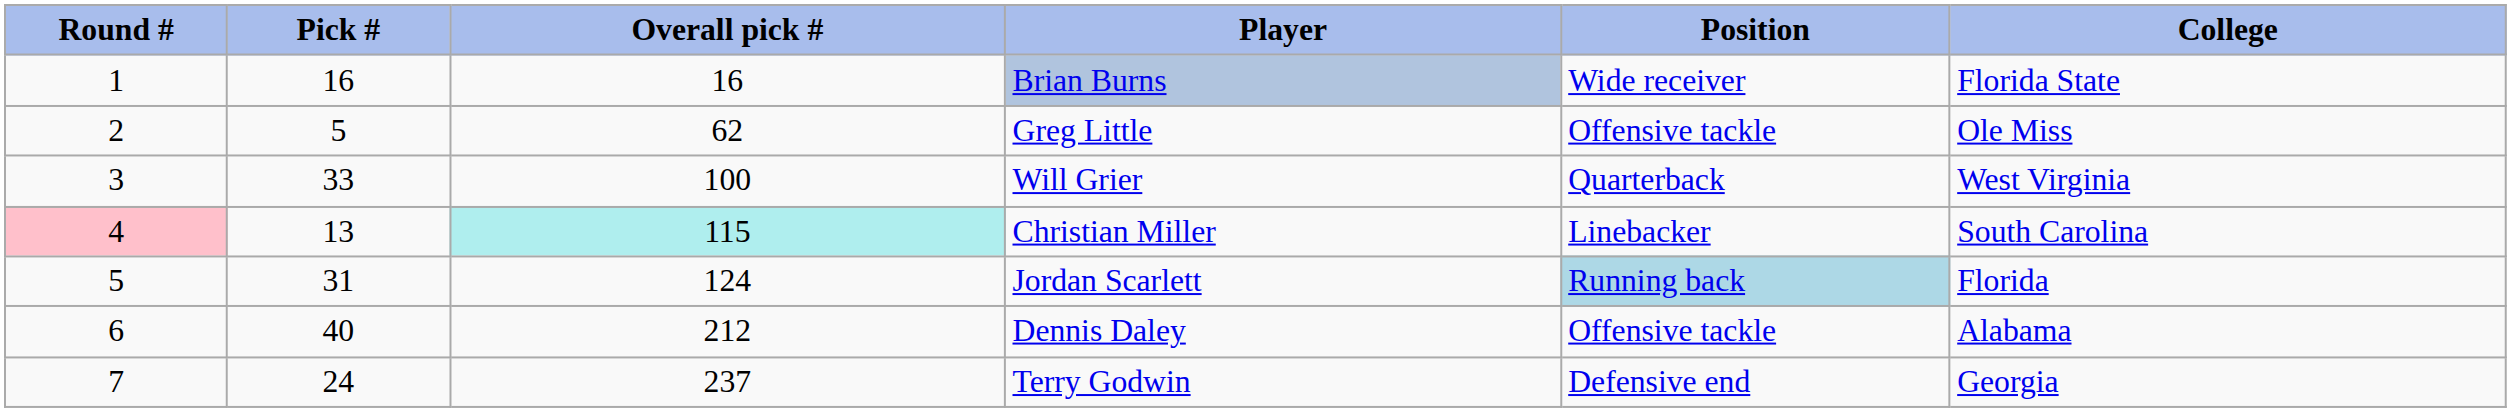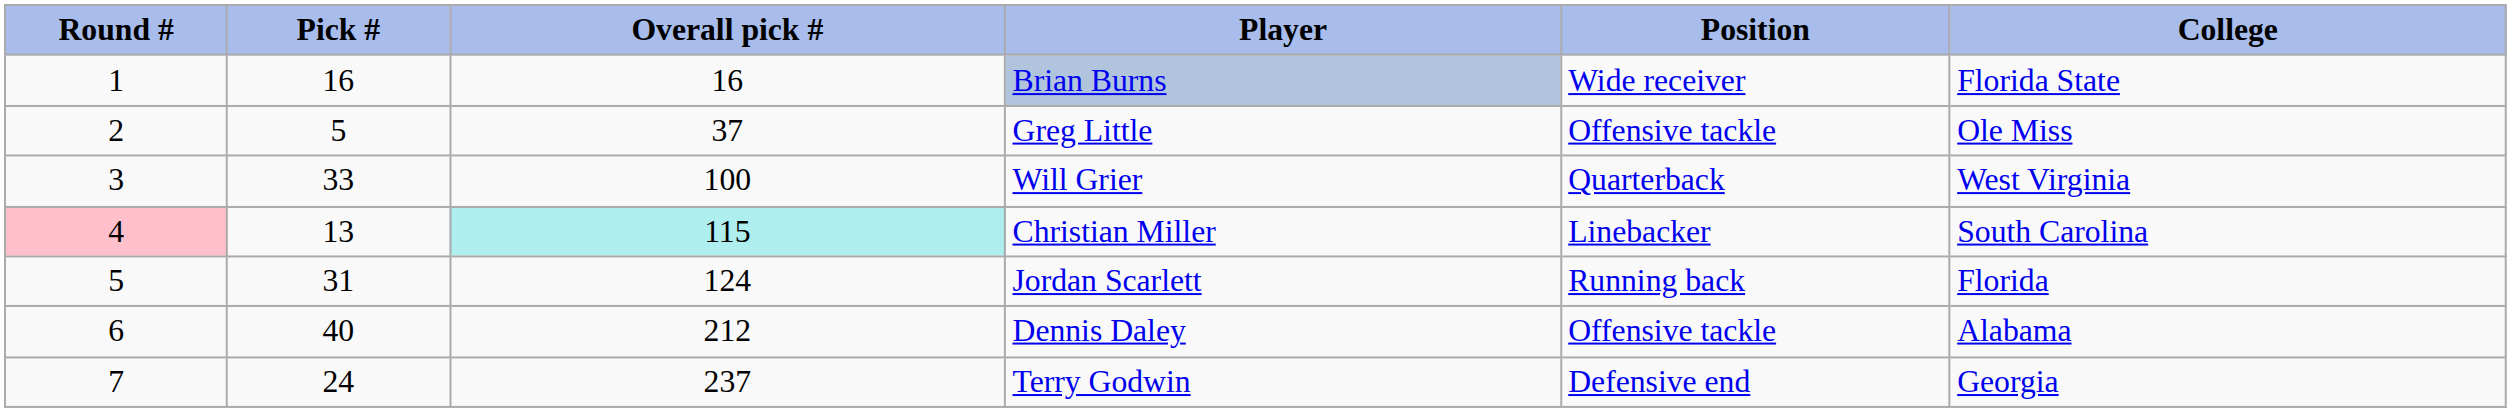(727, 130) 62 -> (727, 130) 37
(1657, 280) lightblue background -> (1657, 280) no background
